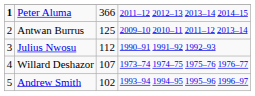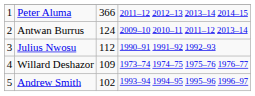(10, 13) bold -> (10, 13) normal
(107, 30) 125 -> (107, 30) 124
(107, 64) 107 -> (107, 64) 109
